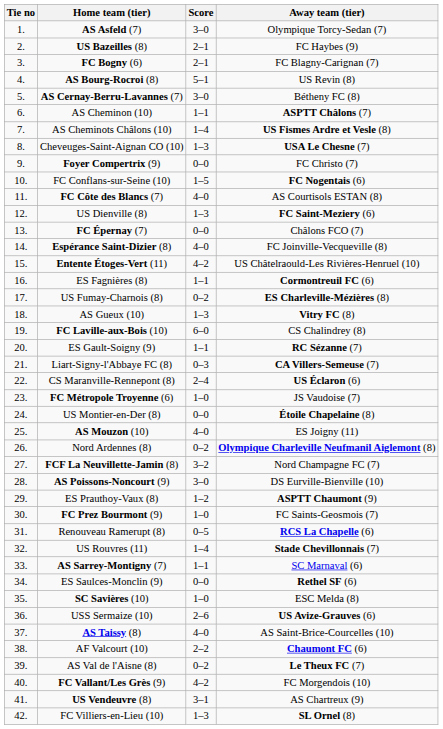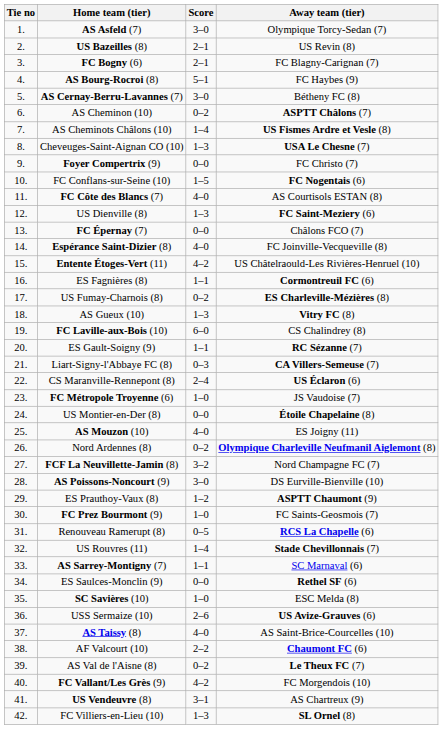(327, 46) FC Haybes (9) -> (327, 46) US Revin (8)
(327, 79) US Revin (8) -> (327, 79) FC Haybes (9)
(201, 113) 1–1 -> (201, 113) 0–2
